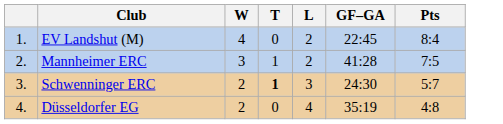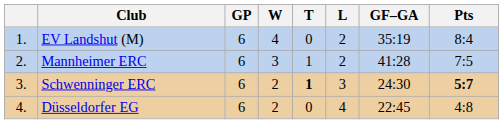+ column: (242, 15)
(360, 38) 22:45 -> (394, 38) 35:19
(430, 84) normal -> (464, 84) bold
(360, 107) 35:19 -> (394, 107) 22:45
